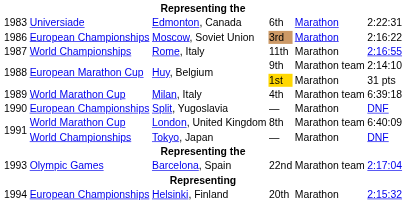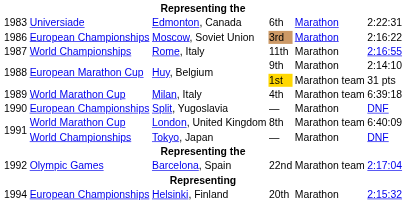(330, 66) Marathon team -> (317, 66) Marathon
(317, 80) Marathon -> (330, 80) Marathon team
(16, 166) 1993 -> (16, 166) 1992
